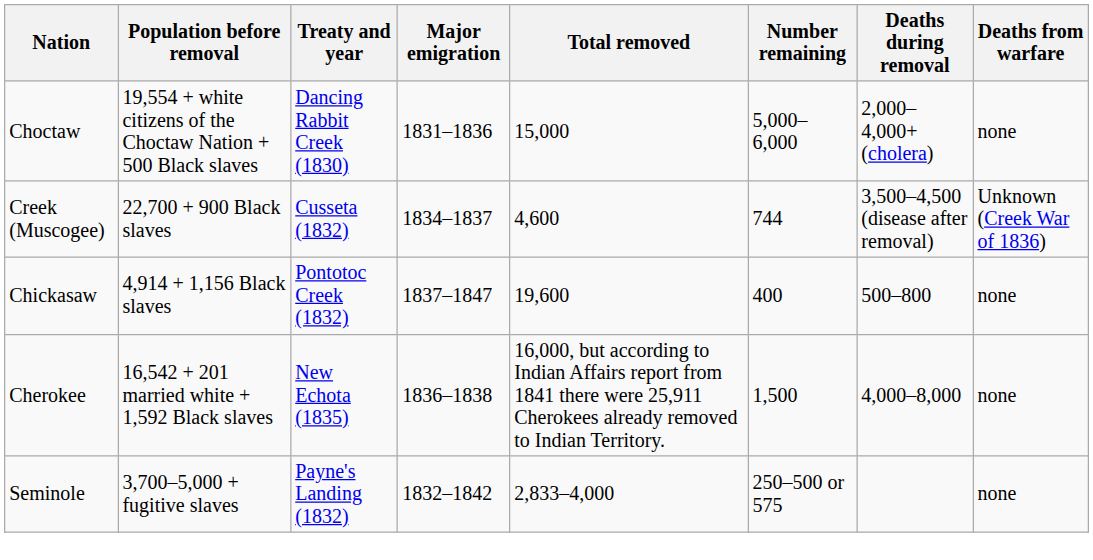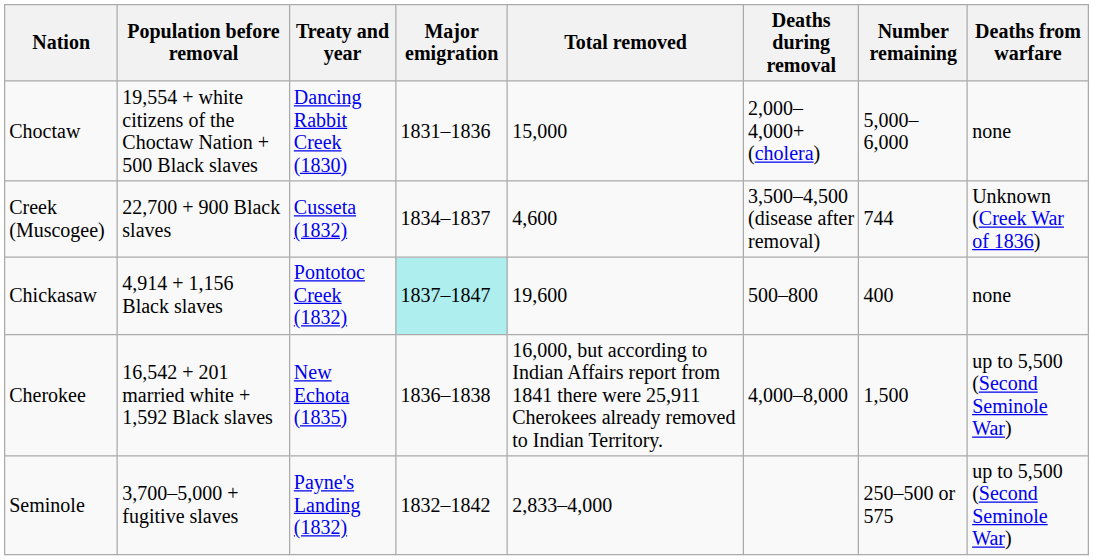columns swapped: (802, 42) <-> (915, 42)
(447, 295) no background -> (445, 295) paleturquoise background
(997, 394) none -> (1017, 394) up to 5,500 (Second Seminole War)
(997, 493) none -> (1017, 505) up to 5,500 (Second Seminole War)
